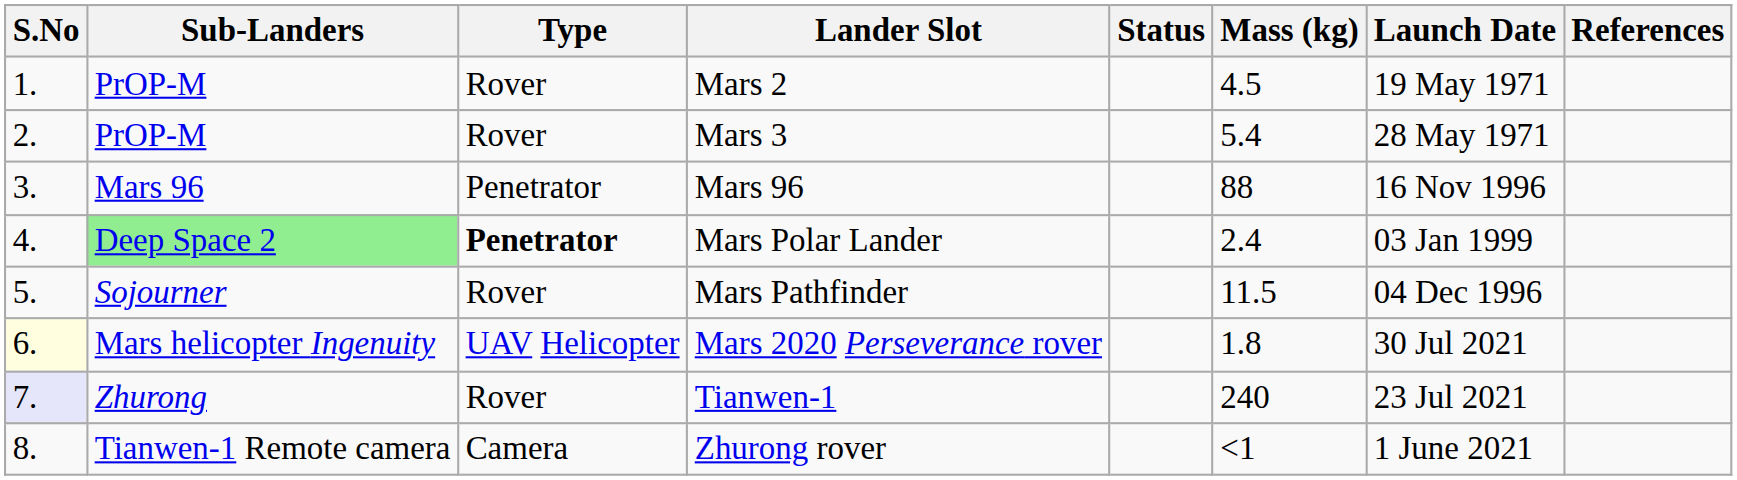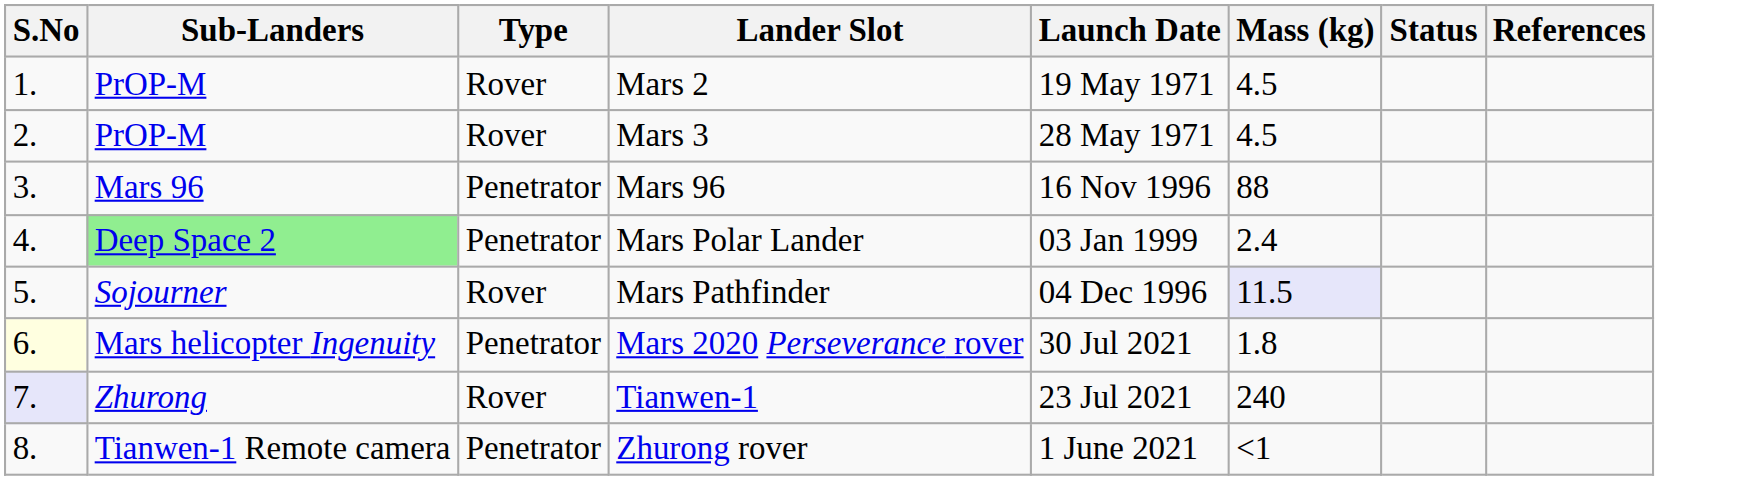columns swapped: (1465, 30) <-> (1161, 30)
(1241, 135) 5.4 -> (1257, 135) 4.5
(542, 239) bold -> (533, 239) normal
(1249, 291) no background -> (1264, 291) lavender background
(573, 344) UAV Helicopter -> (533, 344) Penetrator
(517, 448) Camera -> (533, 448) Penetrator
